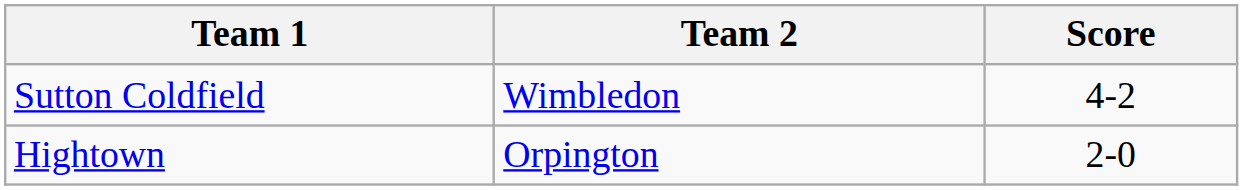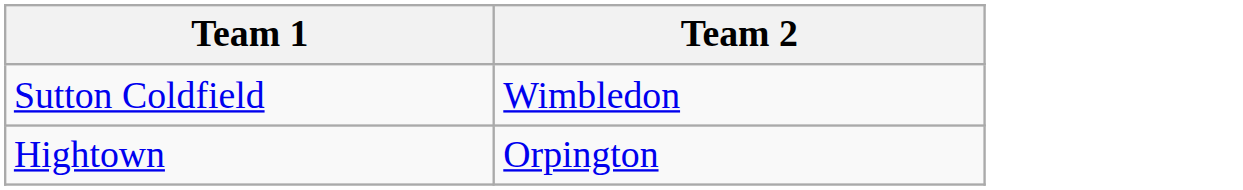- column: (1111, 34)
